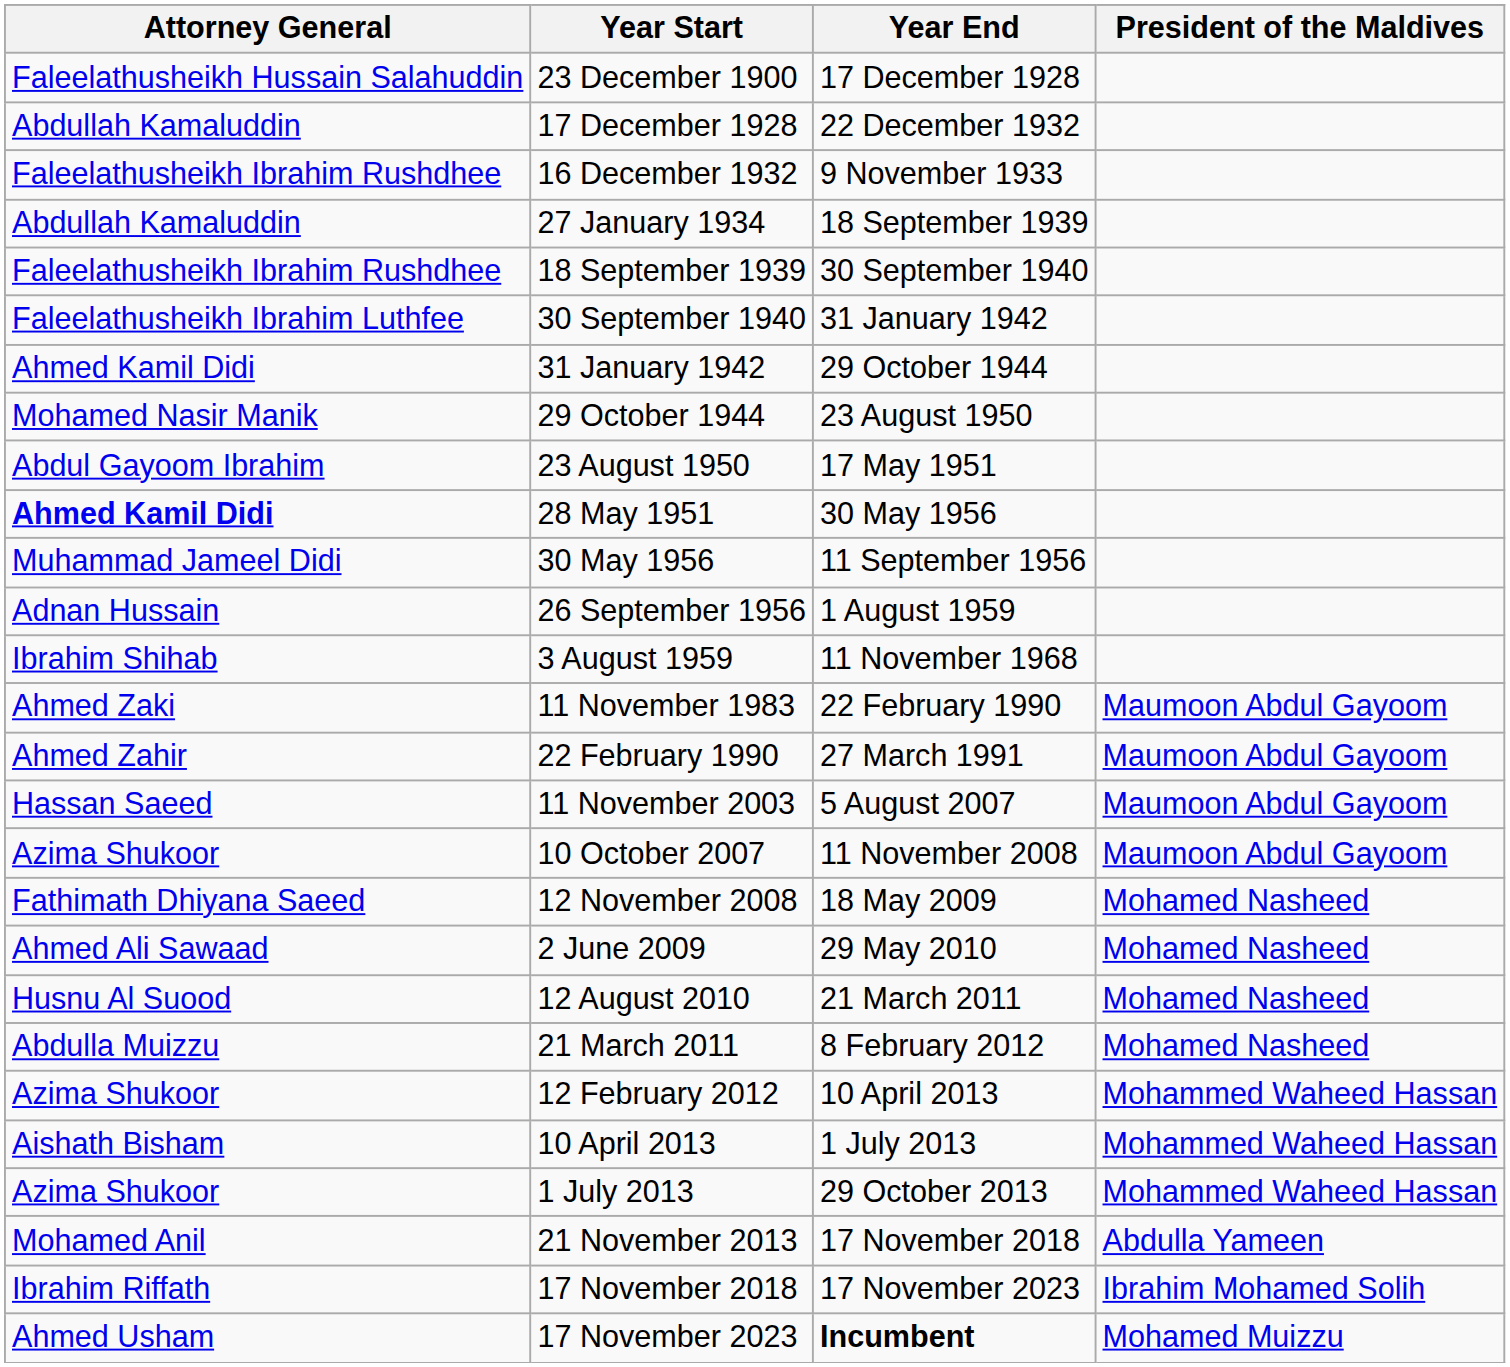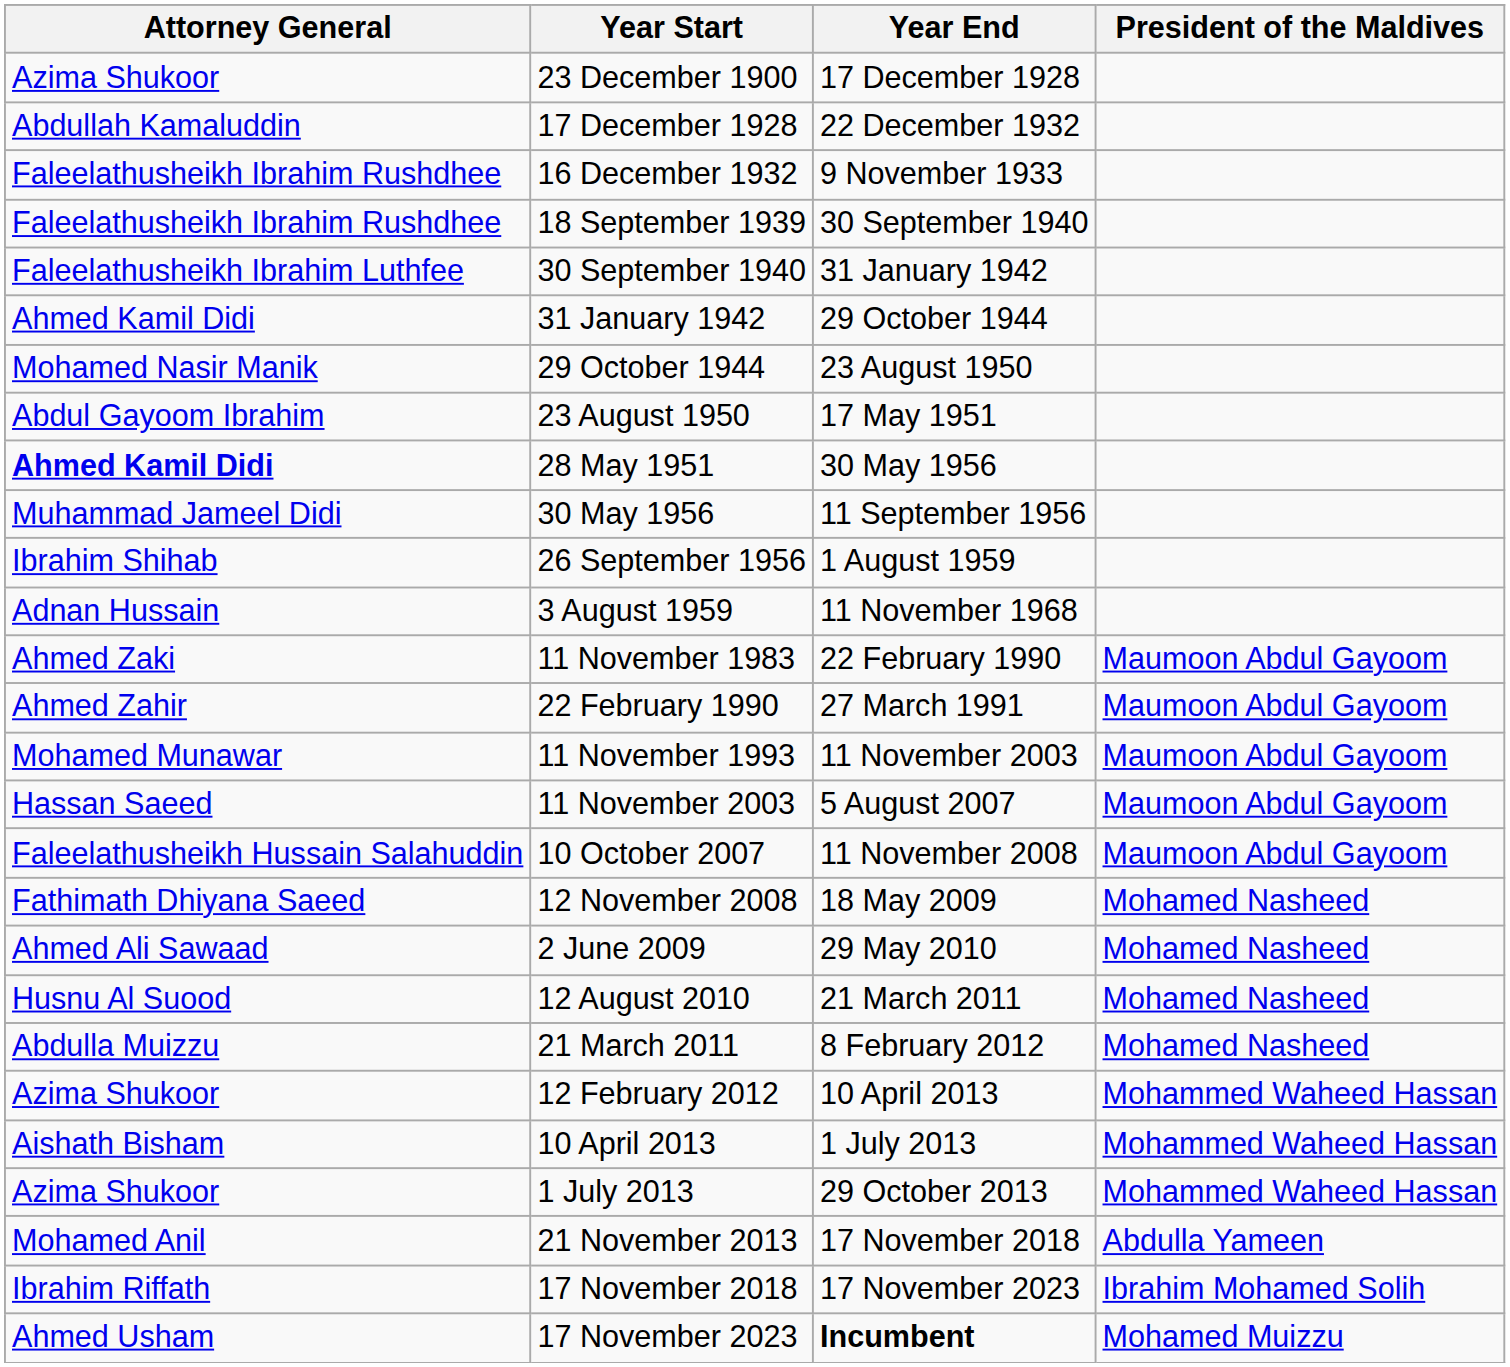(268, 77) Faleelathusheikh Hussain Salahuddin -> (116, 77) Azima Shukoor
- row: (651, 222)
(116, 610) Adnan Hussain -> (115, 561) Ibrahim Shihab
(115, 658) Ibrahim Shihab -> (116, 610) Adnan Hussain
+ row: (666, 755)
(116, 852) Azima Shukoor -> (268, 852) Faleelathusheikh Hussain Salahuddin
